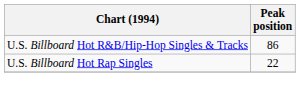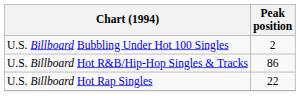+ row: (118, 44)
